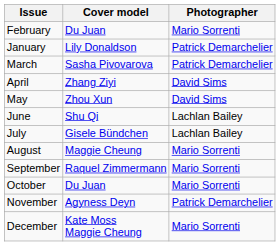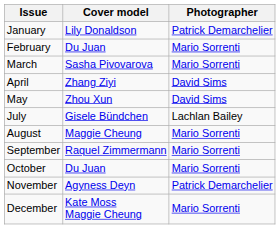rows swapped: (26, 47) <-> (29, 30)
(222, 64) Patrick Demarchelier -> (206, 64) Mario Sorrenti
- row: (19, 116)
